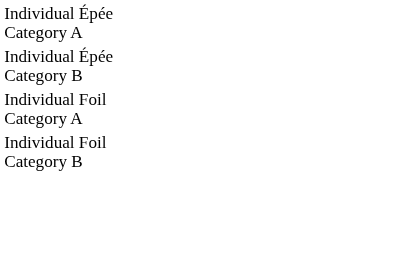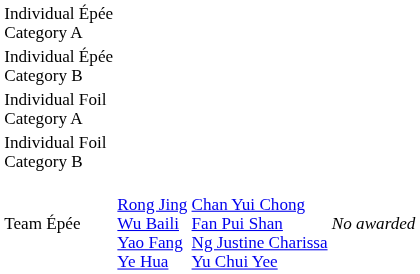+ row: (42, 223)
